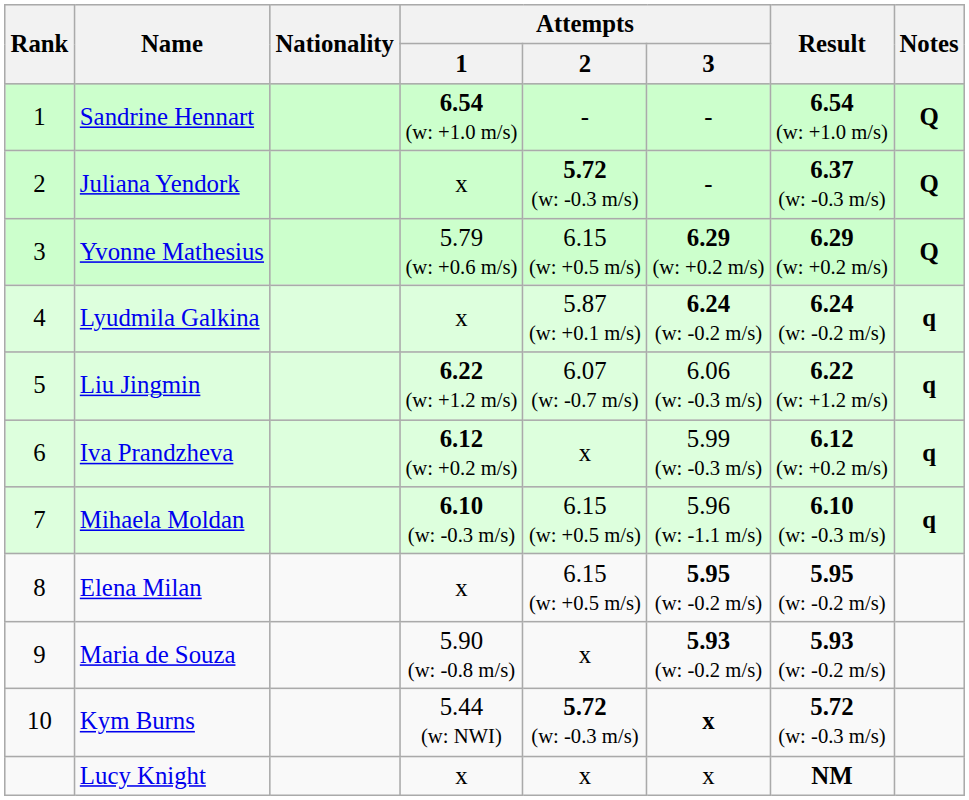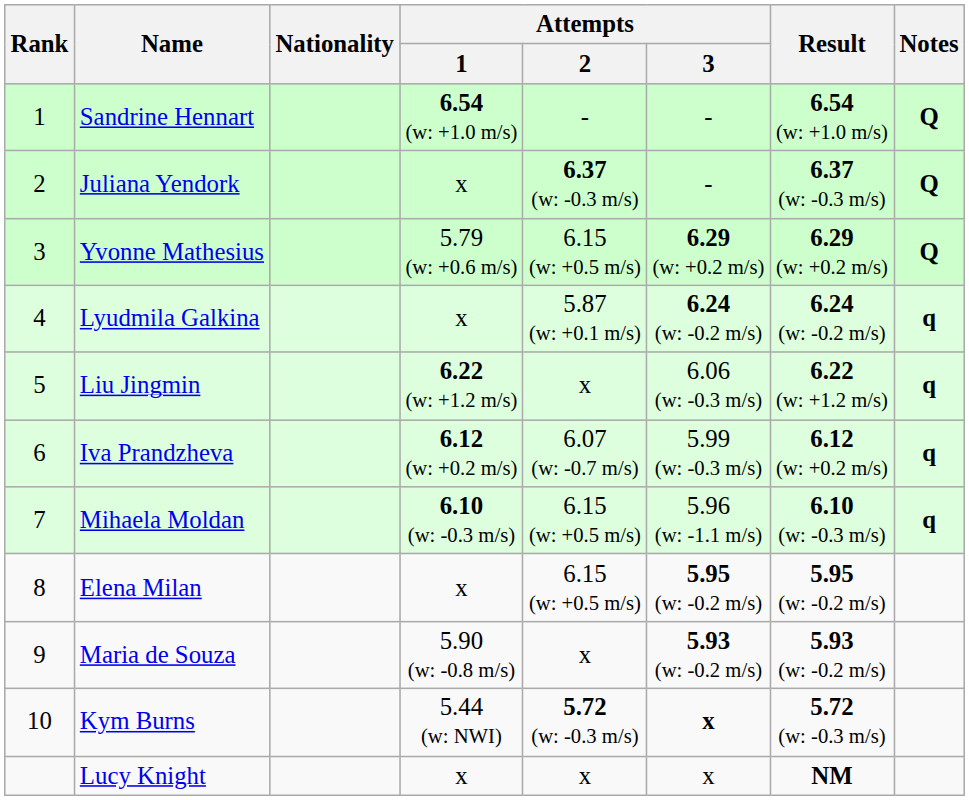(585, 184) 5.72 (w: -0.3 m/s) -> (585, 184) 6.37 (w: -0.3 m/s)
(585, 385) 6.07 (w: -0.7 m/s) -> (585, 385) x
(585, 452) x -> (585, 452) 6.07 (w: -0.7 m/s)
